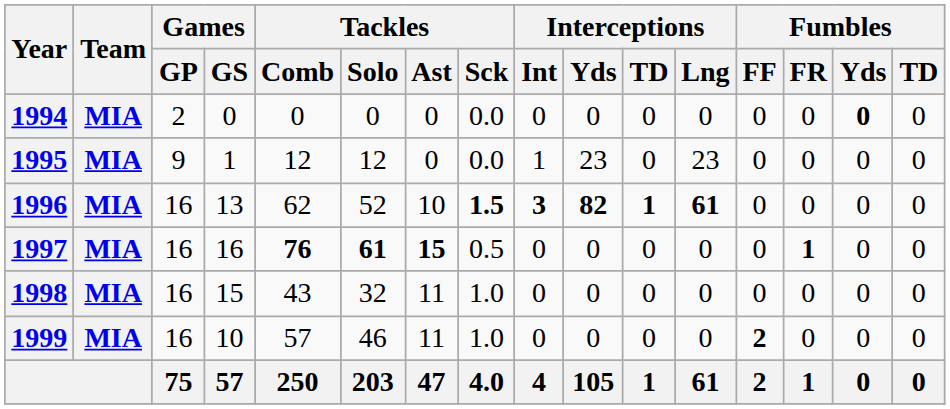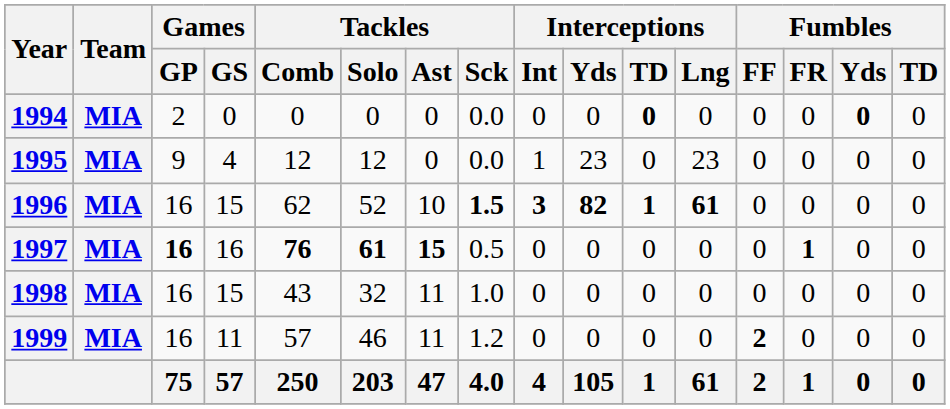(649, 115) normal -> (649, 115) bold
(229, 159) 1 -> (229, 159) 4
(229, 204) 13 -> (229, 204) 15
(178, 248) normal -> (178, 248) bold
(229, 337) 10 -> (229, 337) 11
(486, 337) 1.0 -> (486, 337) 1.2
